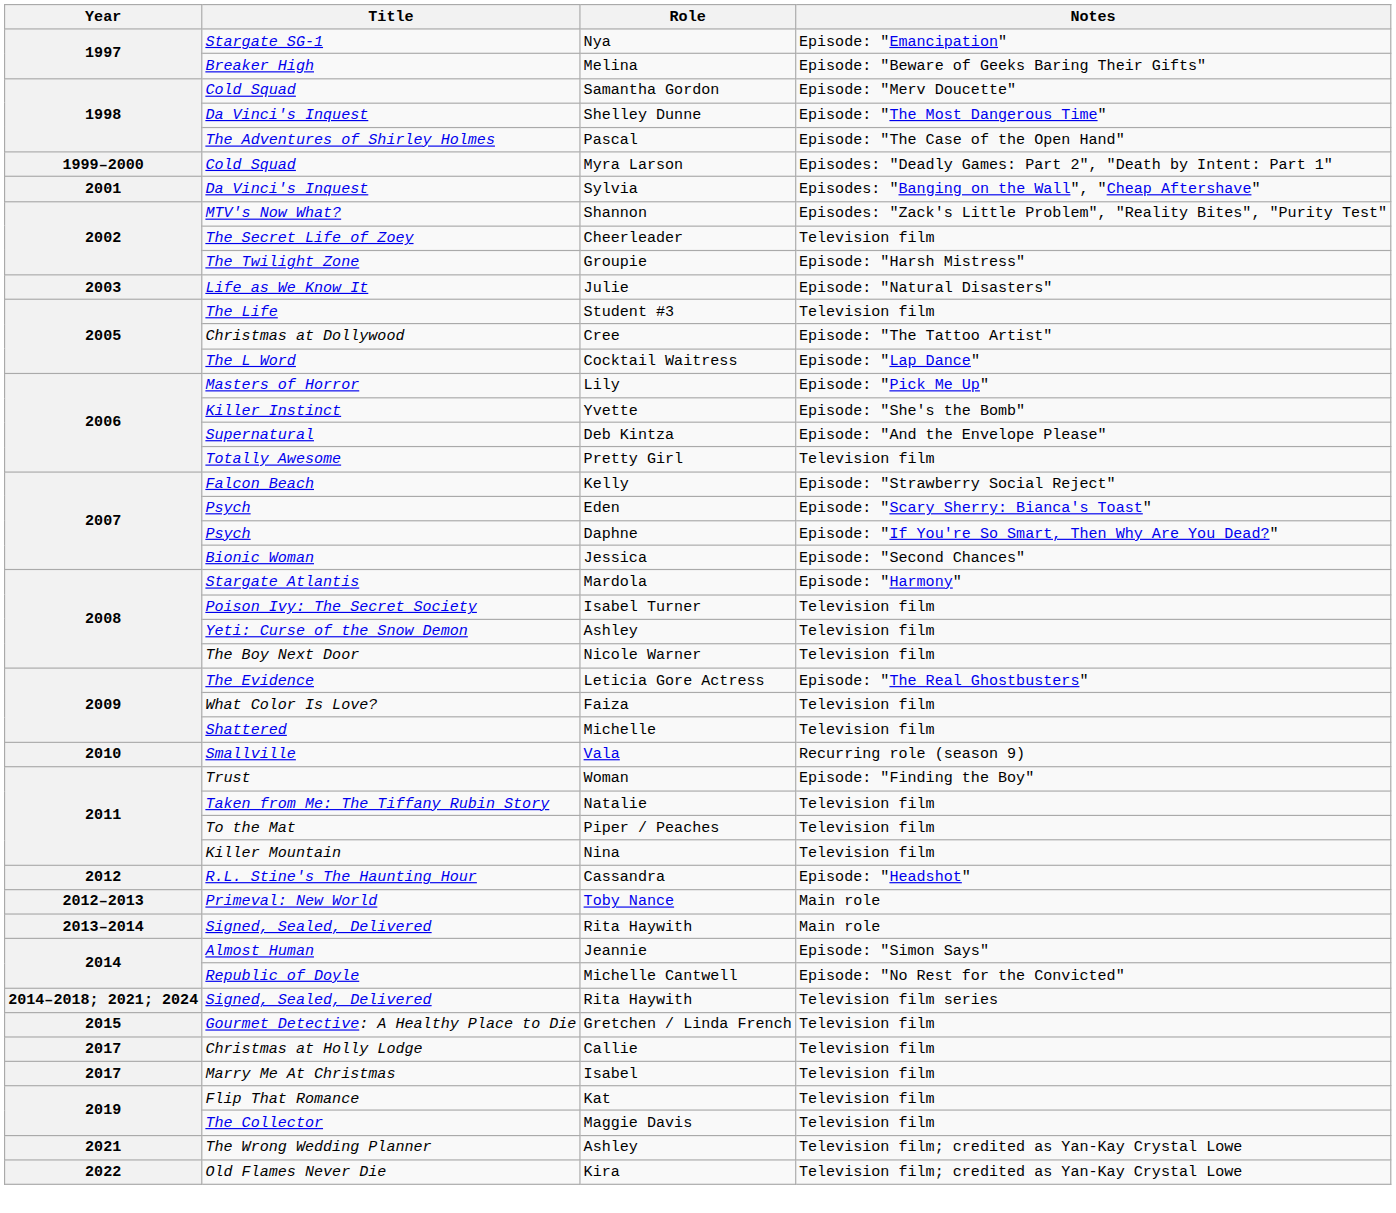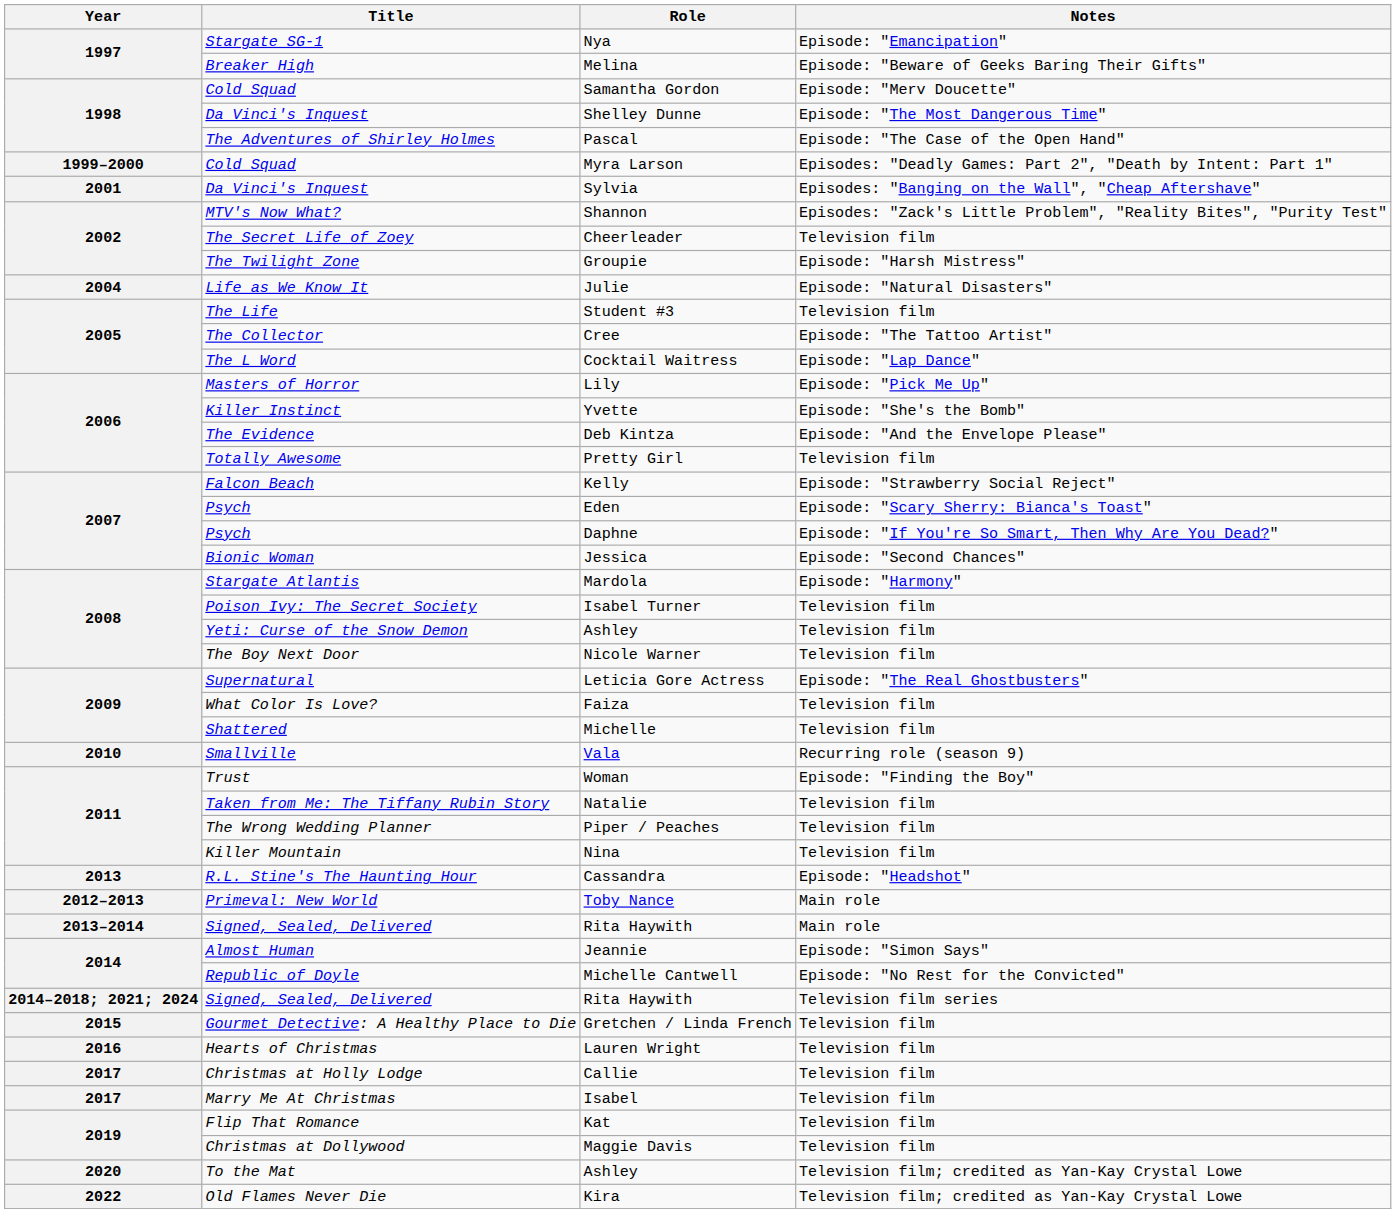(103, 287) 2003 -> (103, 287) 2004
(305, 336) Christmas at Dollywood -> (264, 336) The Collector
(260, 435) Supernatural -> (260, 435) The Evidence
(260, 680) The Evidence -> (260, 680) Supernatural
(251, 828) To the Mat -> (319, 828) The Wrong Wedding Planner
(103, 877) 2012 -> (103, 877) 2013
+ row: (642, 1049)
(264, 1123) The Collector -> (305, 1147) Christmas at Dollywood
(103, 1147) 2021 -> (103, 1172) 2020
(319, 1147) The Wrong Wedding Planner -> (251, 1172) To the Mat
